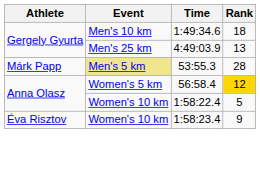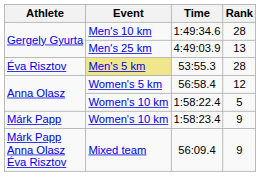(239, 31) 18 -> (239, 31) 28
(34, 67) Márk Papp -> (37, 67) Éva Risztov
(239, 85) gold background -> (239, 85) no background
(37, 120) Éva Risztov -> (34, 120) Márk Papp
+ row: (197, 150)
